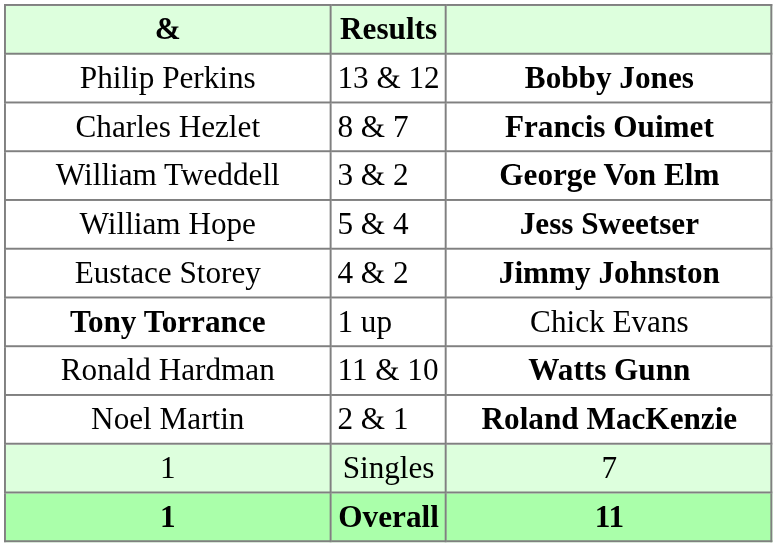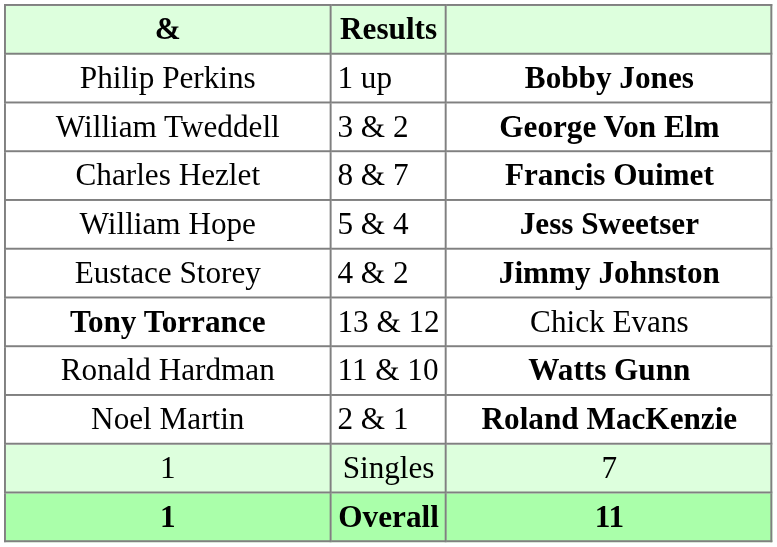(389, 77) 13 & 12 -> (365, 77) 1 up
rows swapped: (168, 175) <-> (168, 126)
(365, 321) 1 up -> (389, 321) 13 & 12
